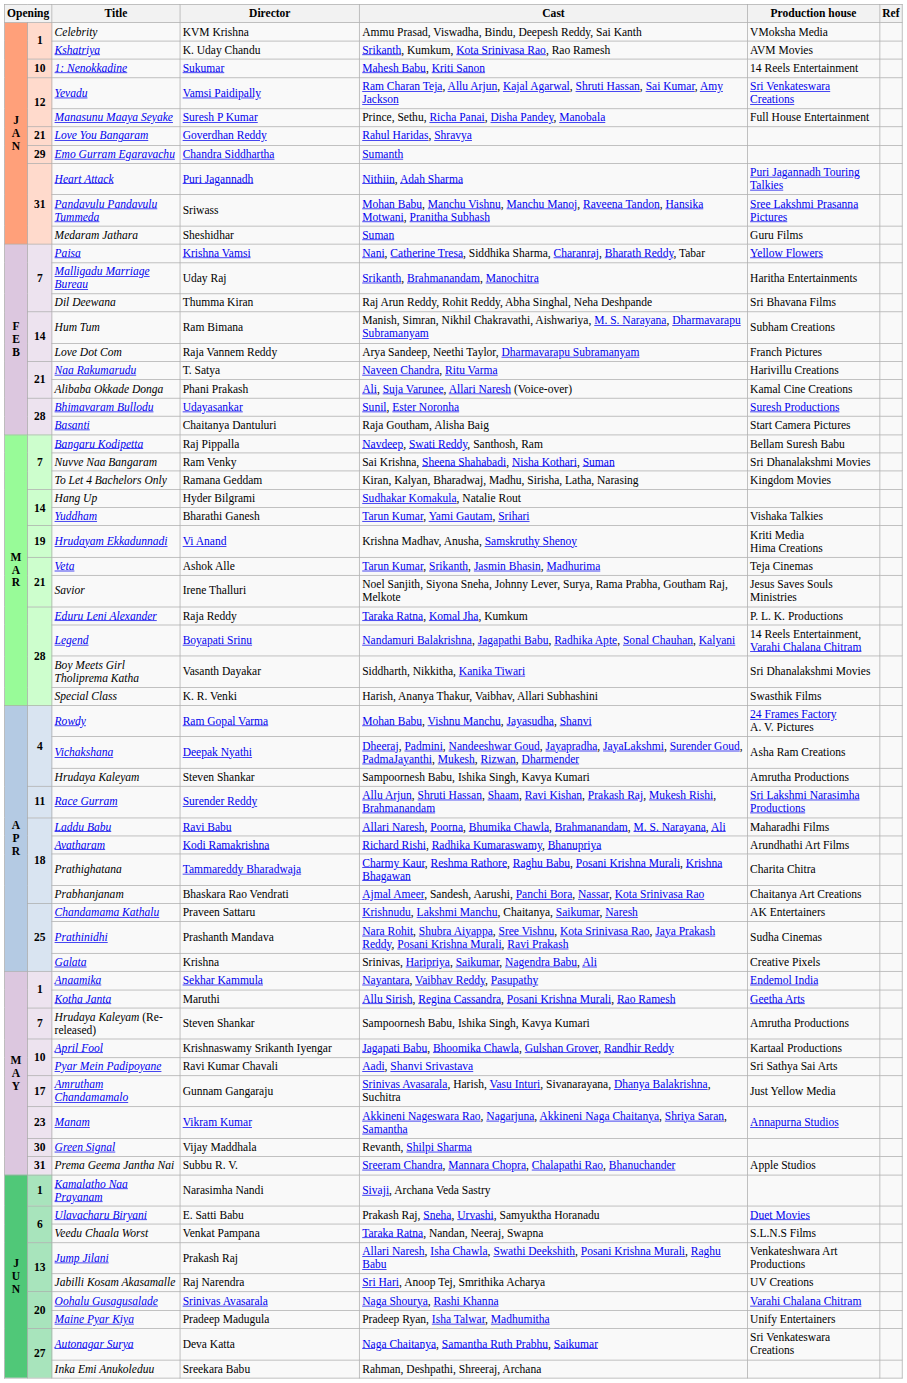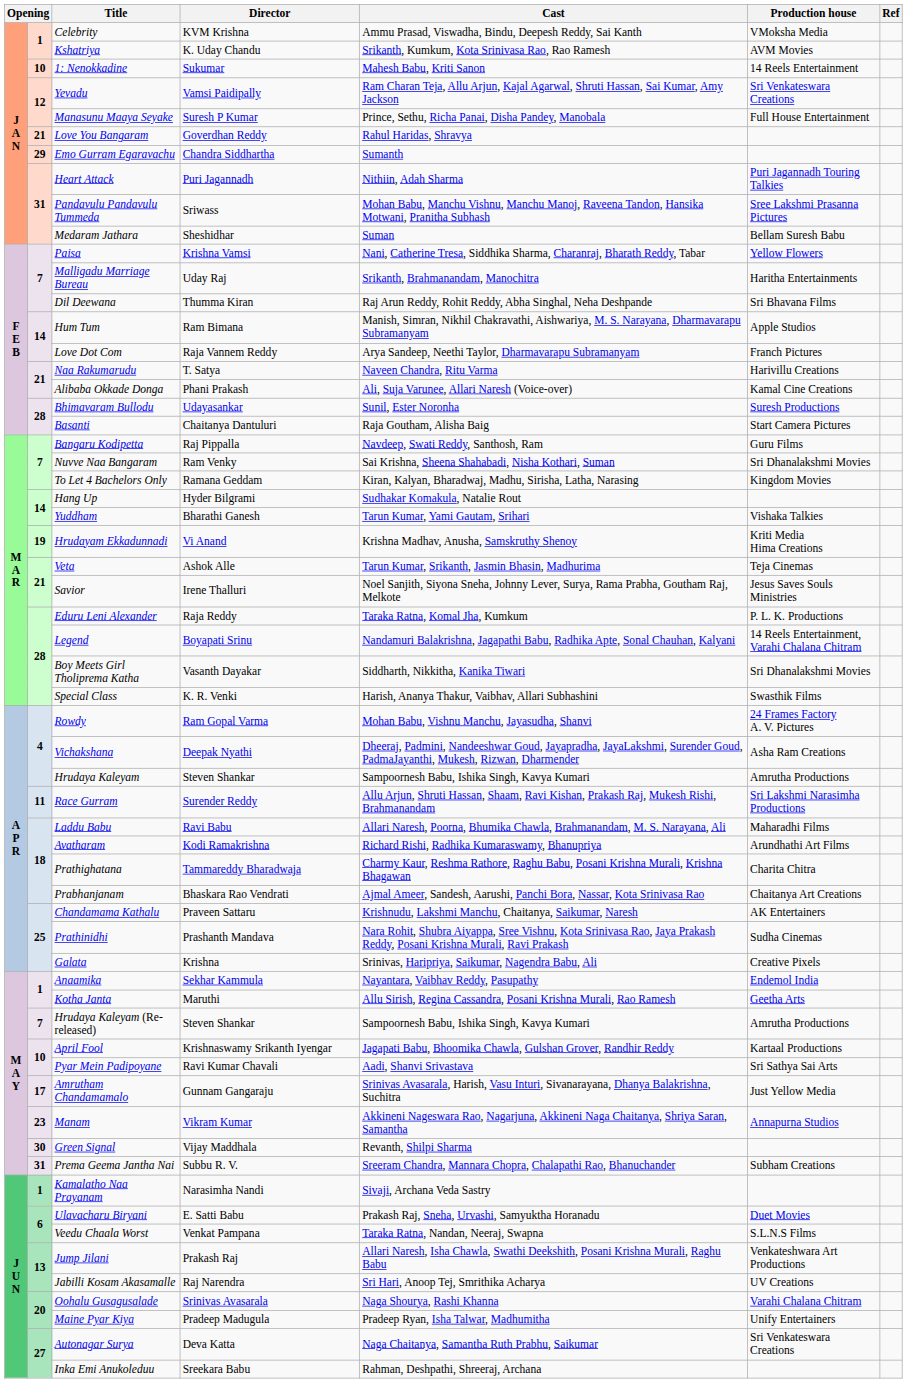(777, 235) Guru Films -> (797, 235) Bellam Suresh Babu
(793, 327) Subham Creations -> (783, 327) Apple Studios
(797, 443) Bellam Suresh Babu -> (777, 443) Guru Films
(783, 1165) Apple Studios -> (793, 1165) Subham Creations
